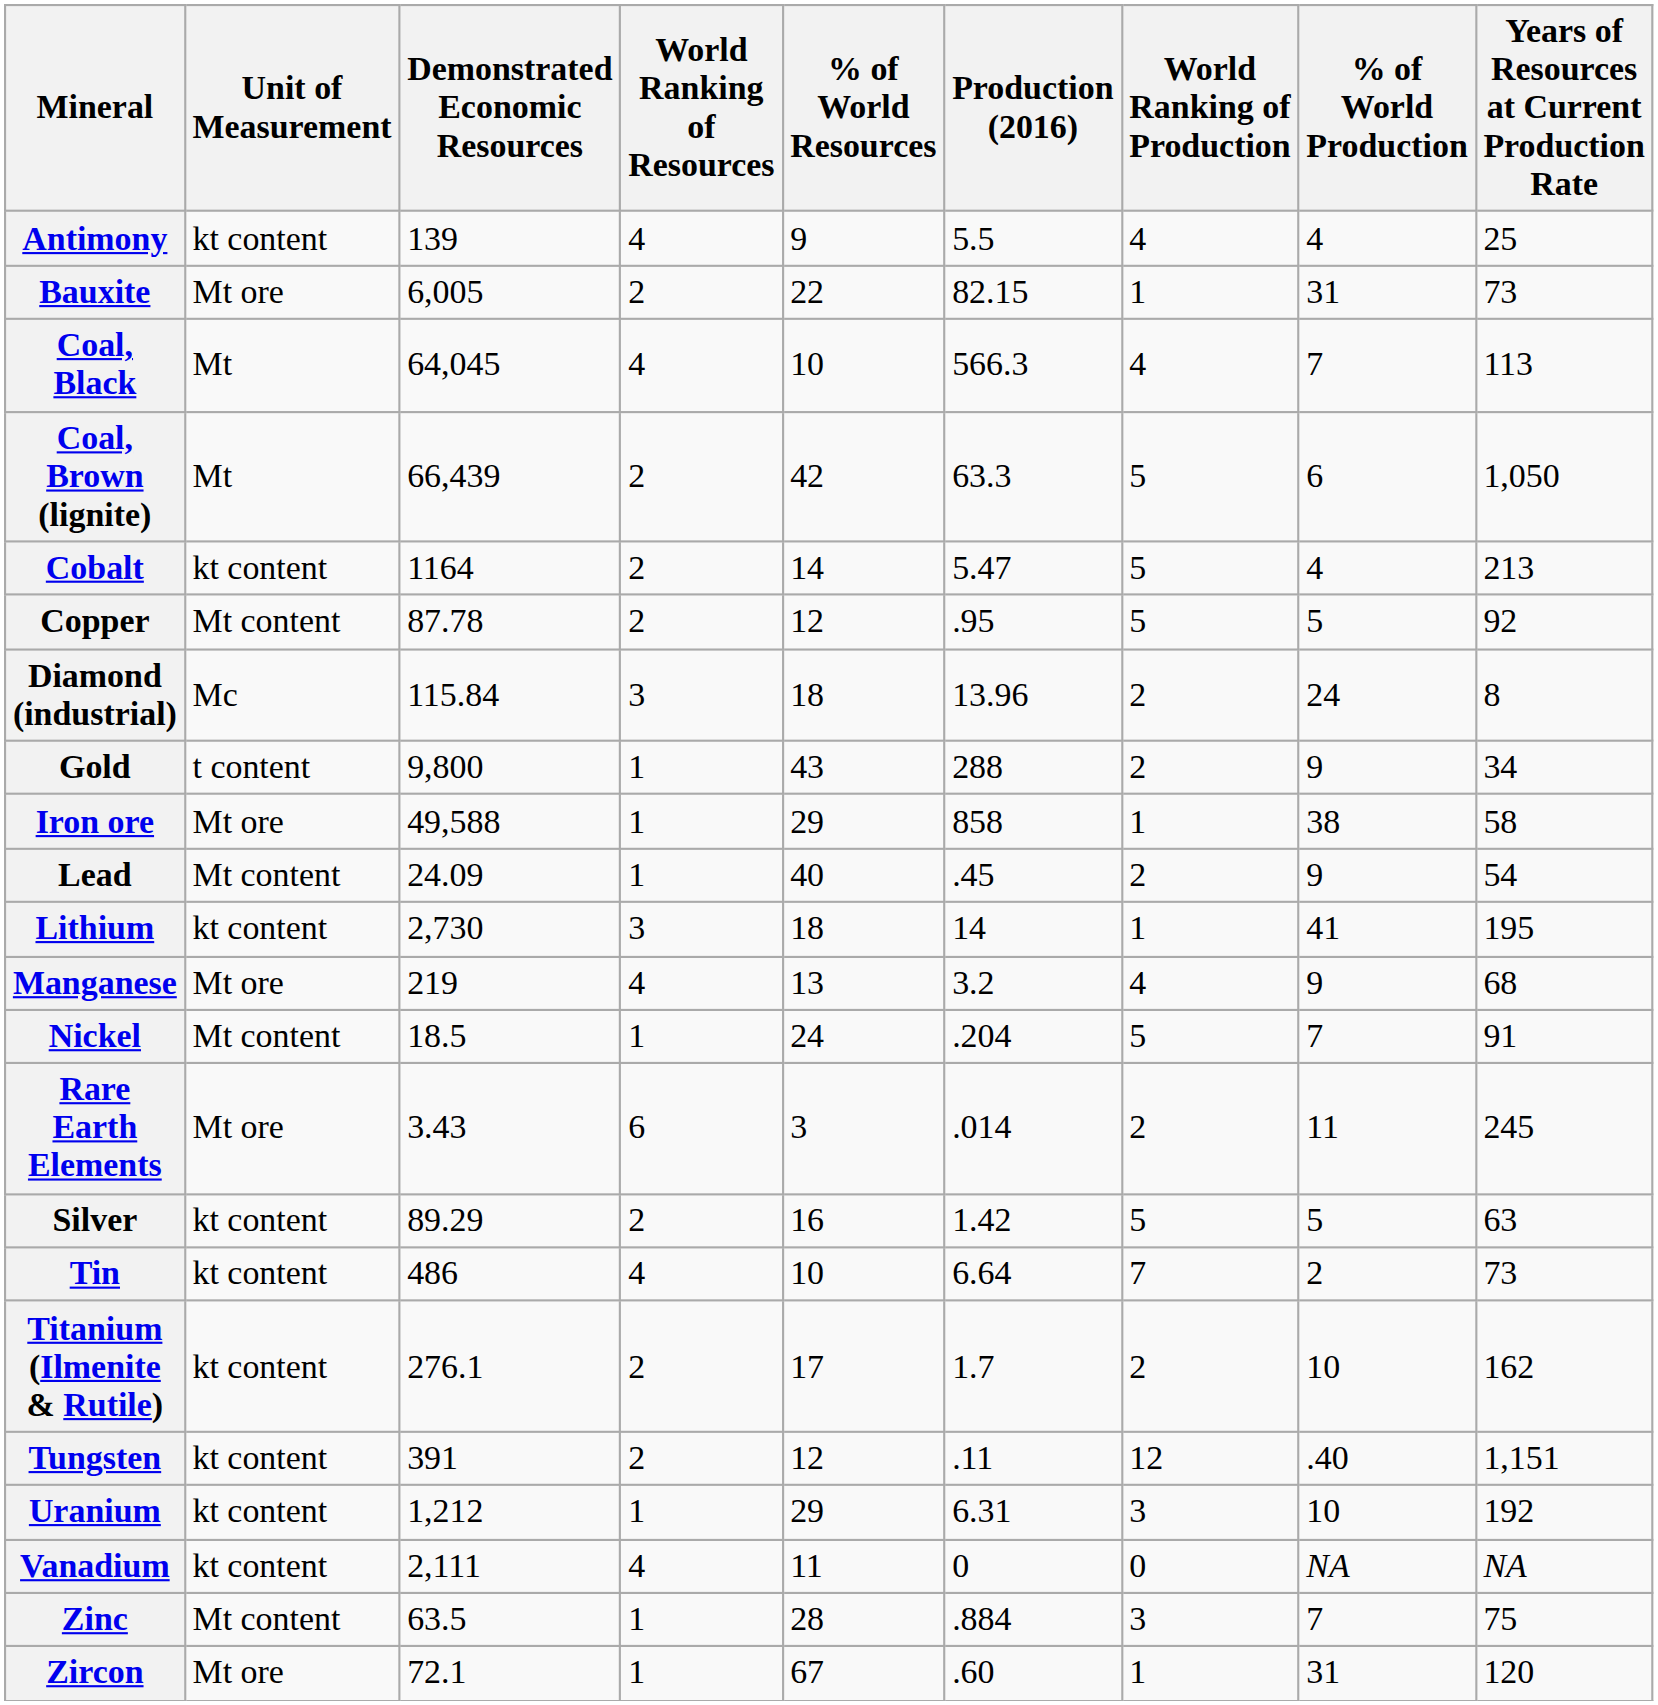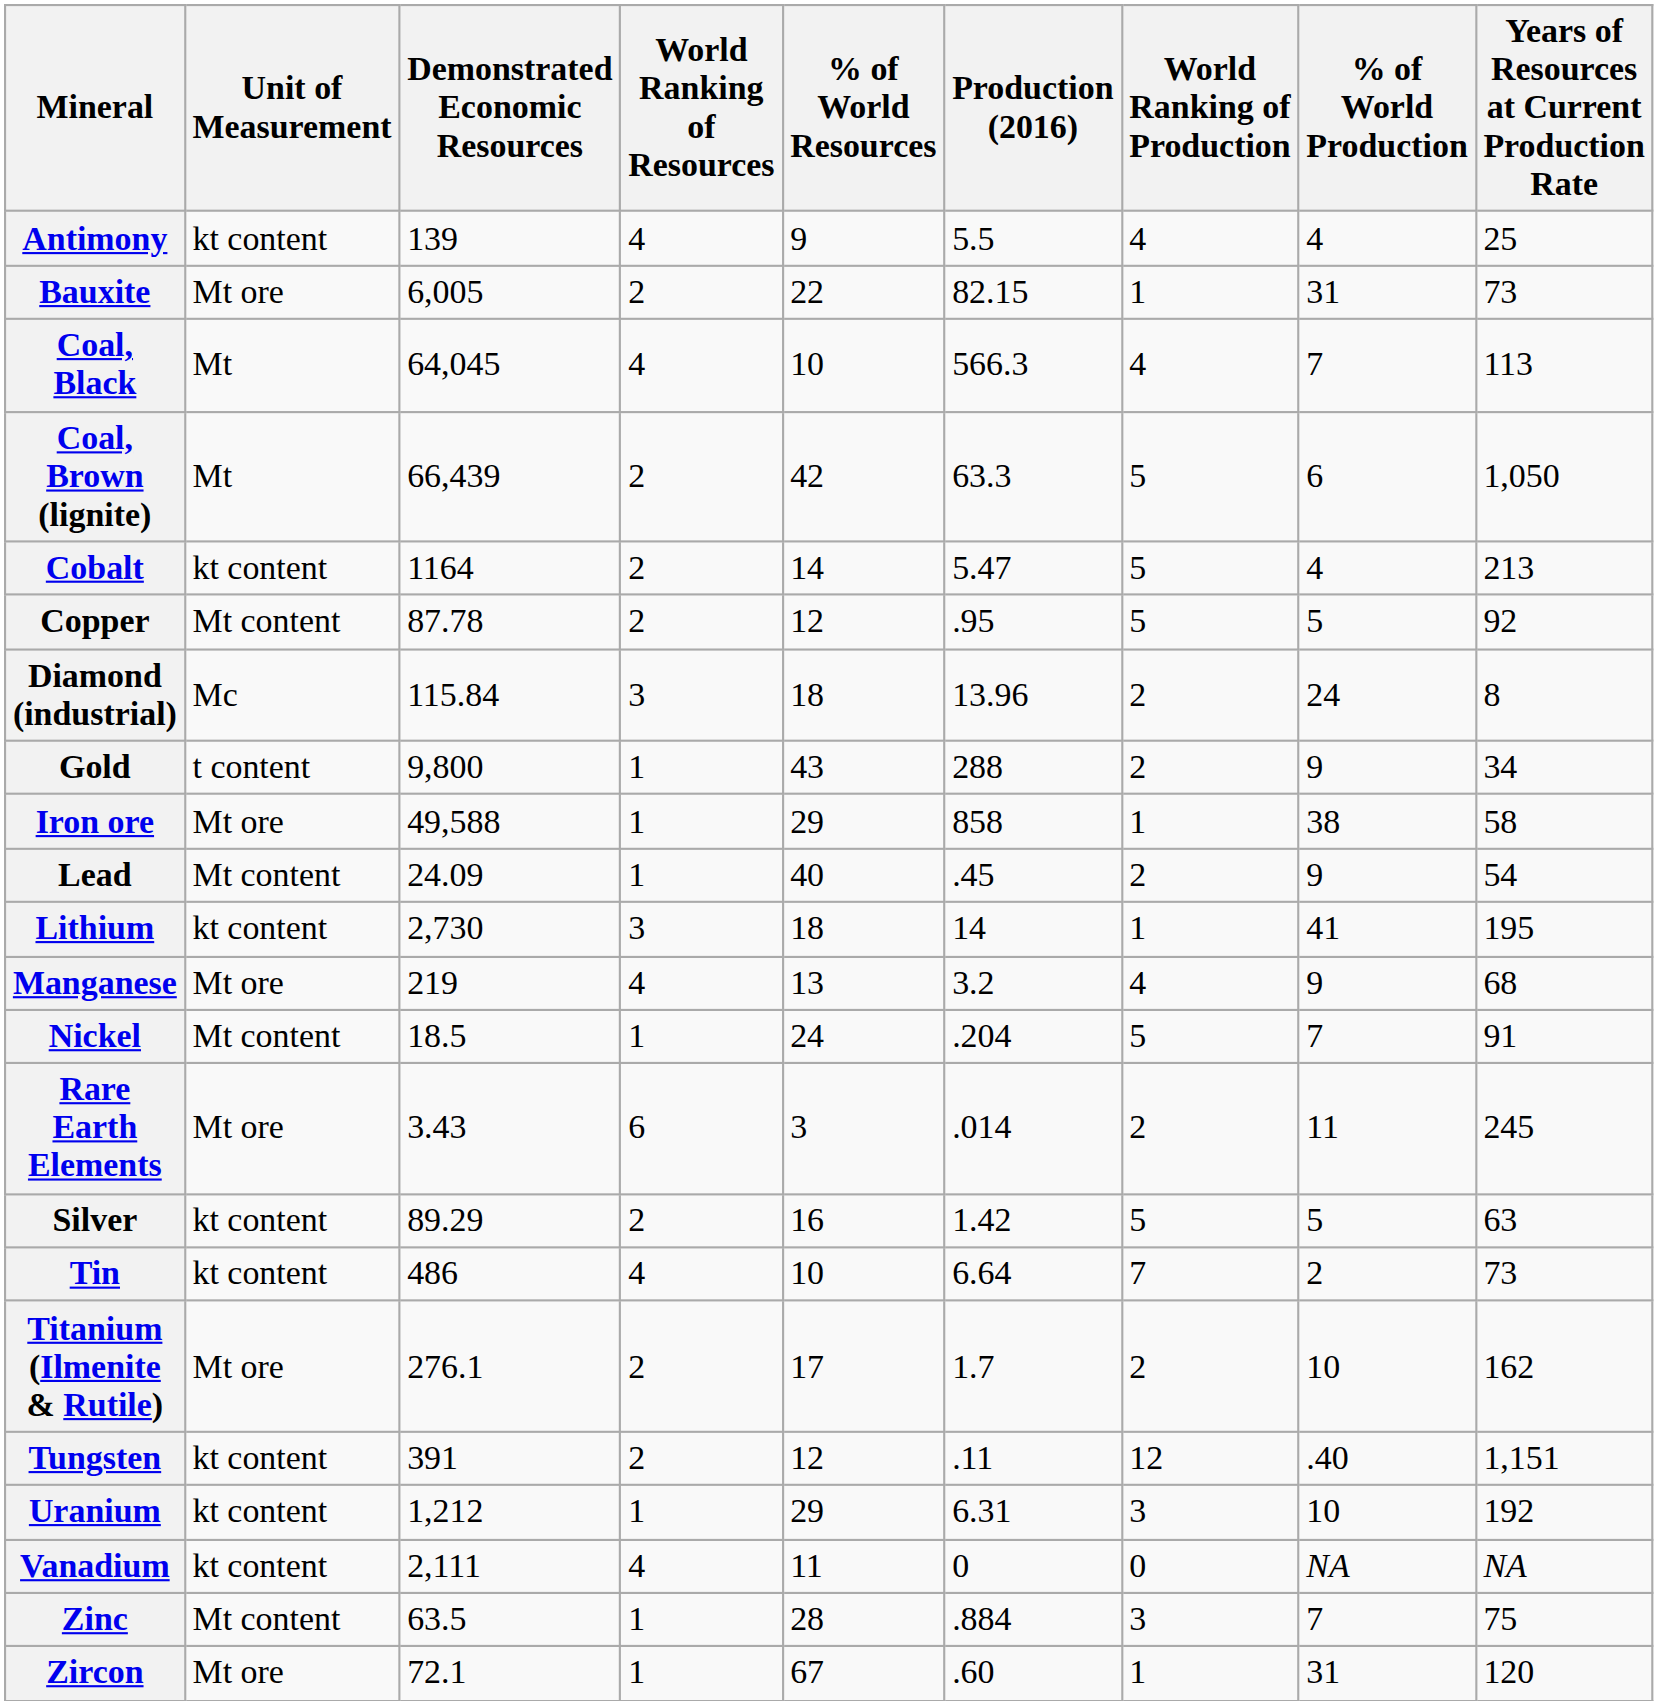(260, 1365) kt content -> (238, 1365) Mt ore
